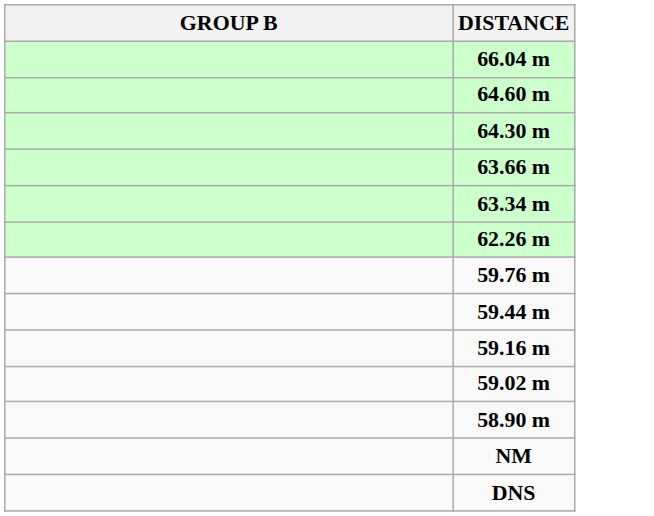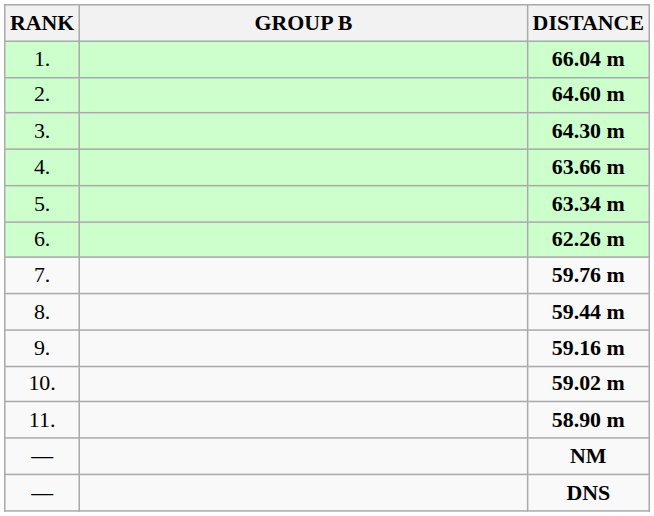+ column: (42, 22)
